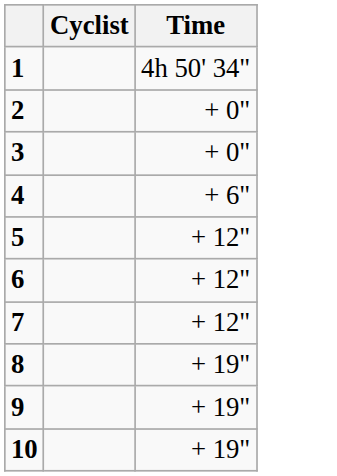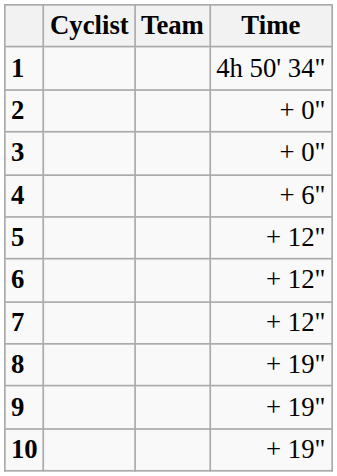+ column: (172, 25)
